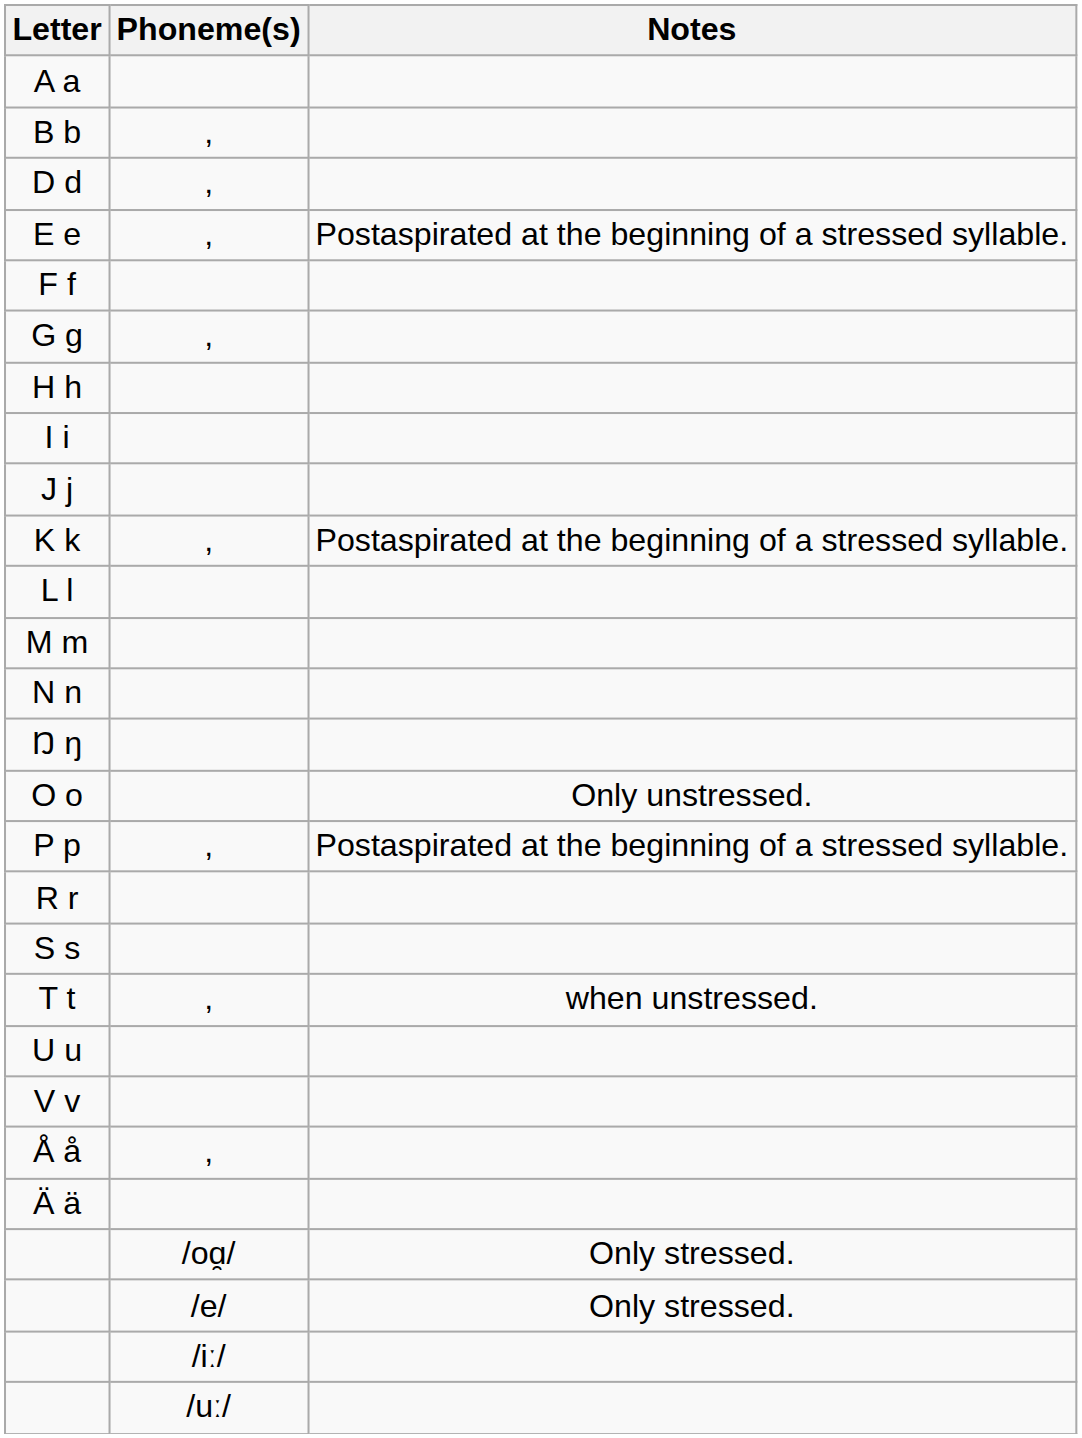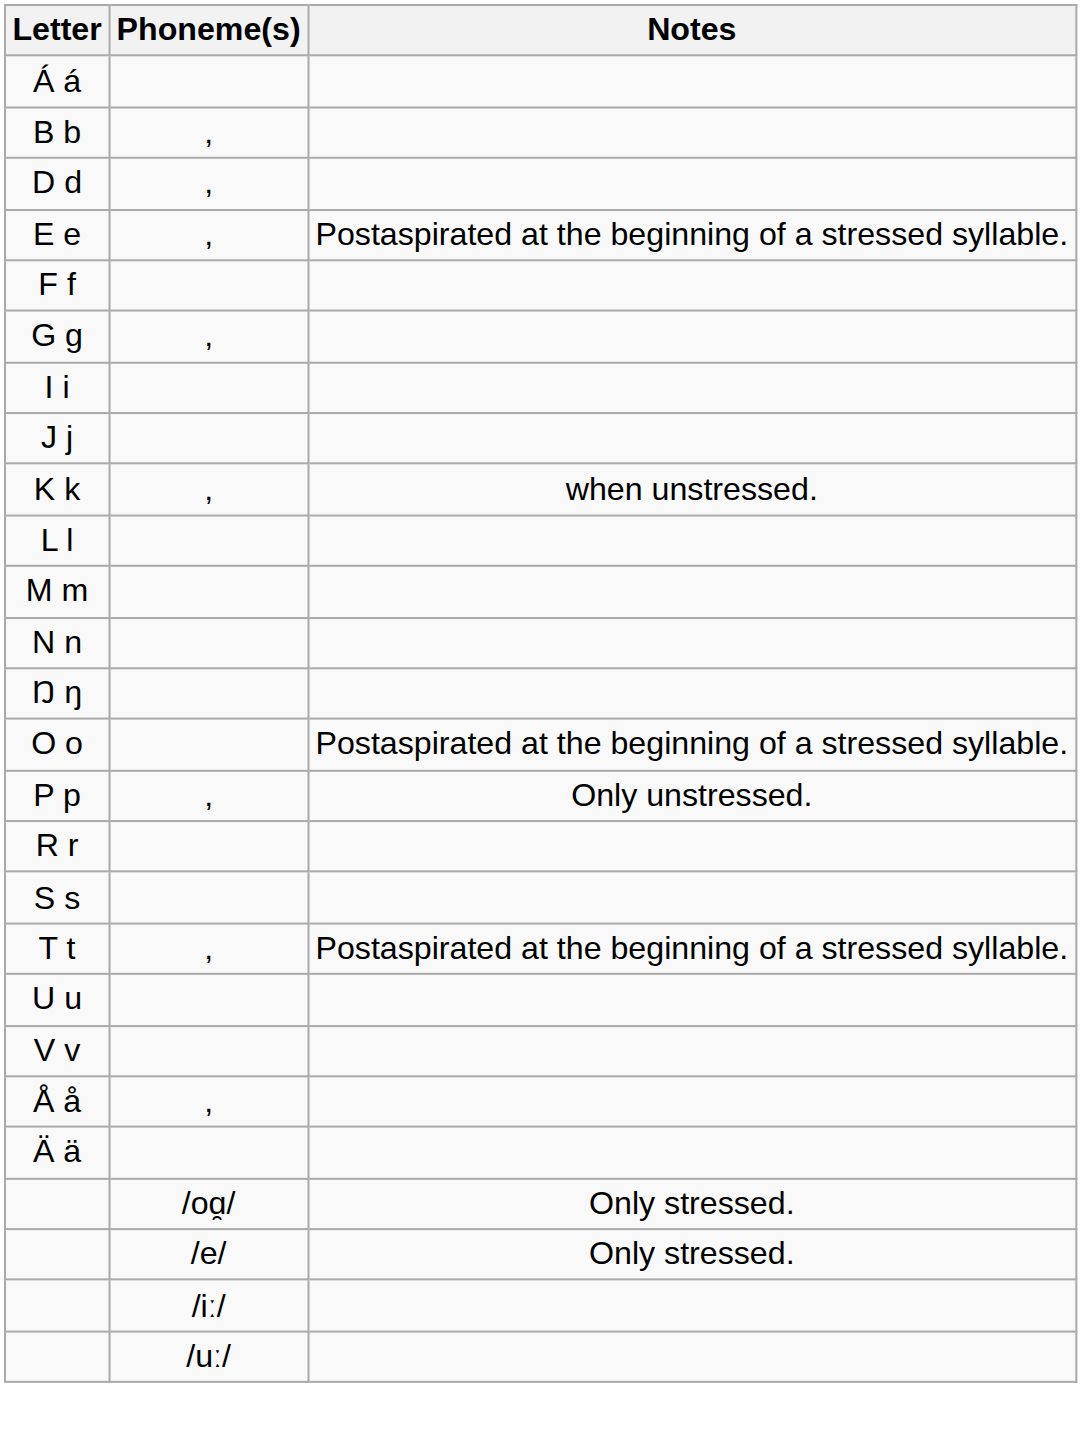- row: (57, 81)
+ row: (57, 81)
- row: (57, 387)
(692, 540) Postaspirated at the beginning of a stressed syllable. -> (692, 489) when unstressed.
(692, 795) Only unstressed. -> (692, 744) Postaspirated at the beginning of a stressed syllable.
(692, 846) Postaspirated at the beginning of a stressed syllable. -> (692, 795) Only unstressed.
(692, 999) when unstressed. -> (692, 948) Postaspirated at the beginning of a stressed syllable.
